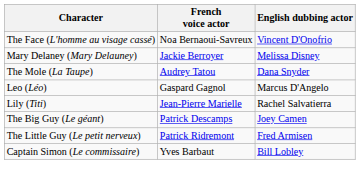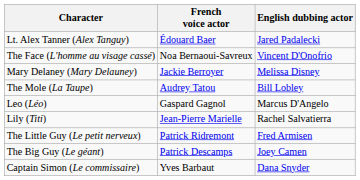+ row: (68, 39)
(283, 71) Dana Snyder -> (280, 87) Bill Lobley
rows swapped: (74, 135) <-> (55, 119)
(280, 151) Bill Lobley -> (283, 167) Dana Snyder
